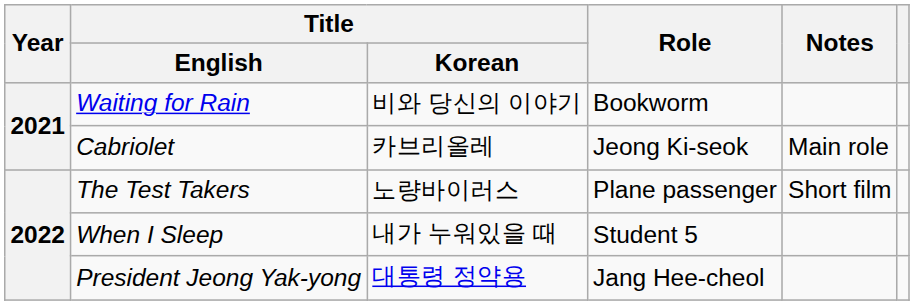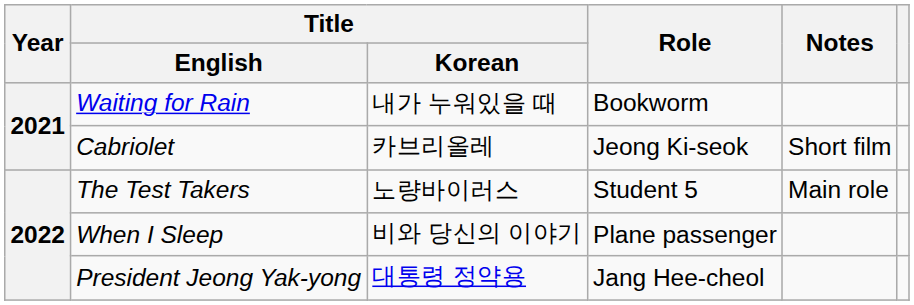(477, 103) 비와 당신의 이야기 -> (465, 103) 내가 누워있을 때
(838, 147) Main role -> (840, 147) Short film
(685, 190) Plane passenger -> (645, 190) Student 5
(840, 190) Short film -> (838, 190) Main role
(465, 233) 내가 누워있을 때 -> (477, 233) 비와 당신의 이야기
(645, 234) Student 5 -> (685, 234) Plane passenger
